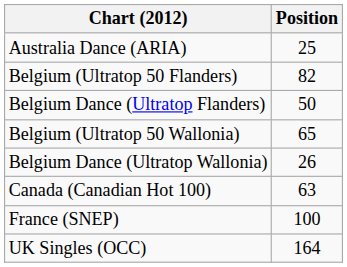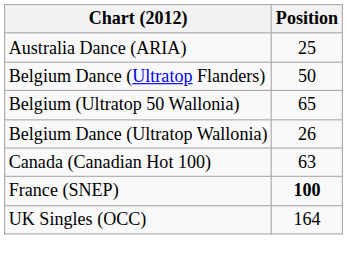- row: (123, 76)
(307, 219) normal -> (307, 190) bold
